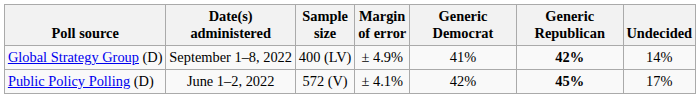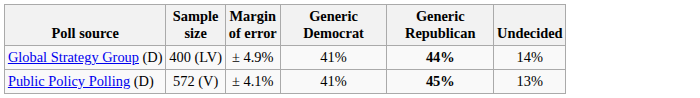- column: (231, 25)
(570, 57) 42% -> (440, 57) 44%
(463, 81) 42% -> (334, 81) 41%
(659, 81) 17% -> (530, 81) 13%
